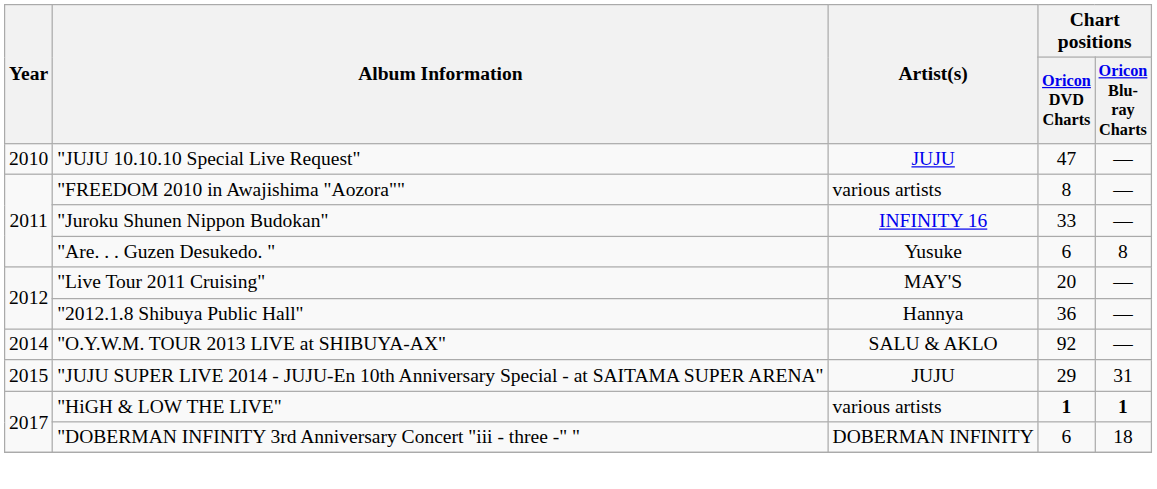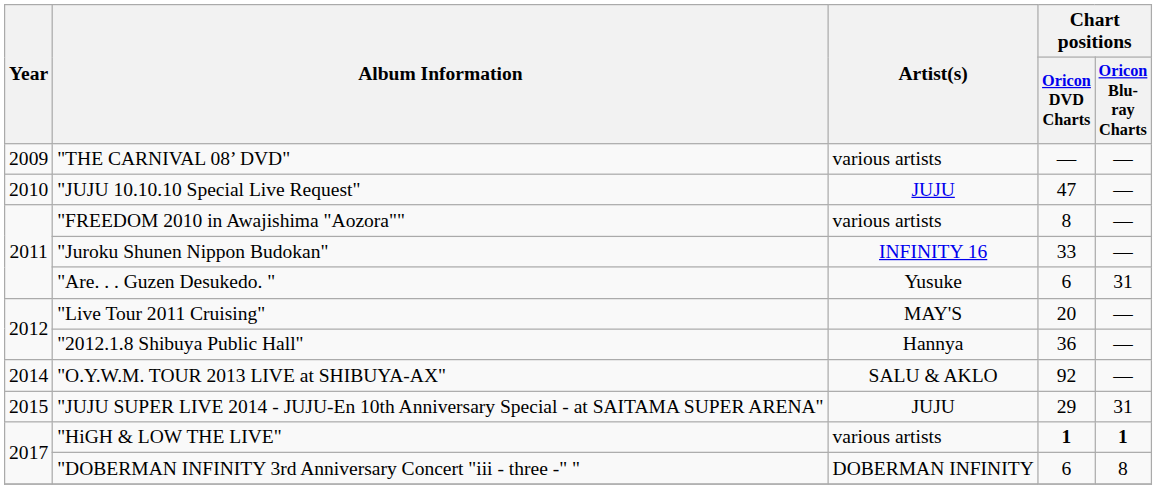+ row: (174, 158)
(1123, 251) 8 -> (1123, 282) 31
(1123, 437) 18 -> (1123, 468) 8
